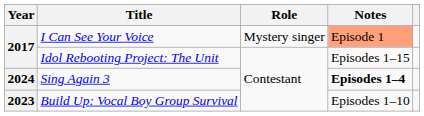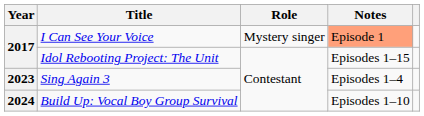(21, 79) 2024 -> (21, 79) 2023
(368, 79) bold -> (367, 79) normal
(21, 100) 2023 -> (21, 100) 2024
